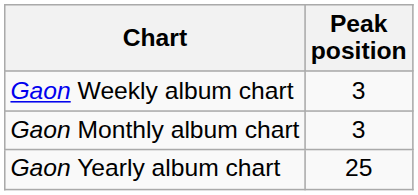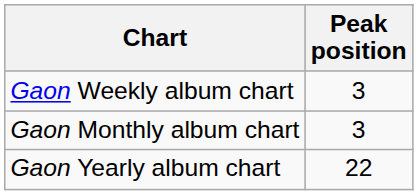(359, 168) 25 -> (359, 168) 22
